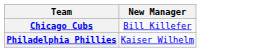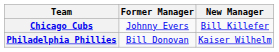+ column: (157, 11)
